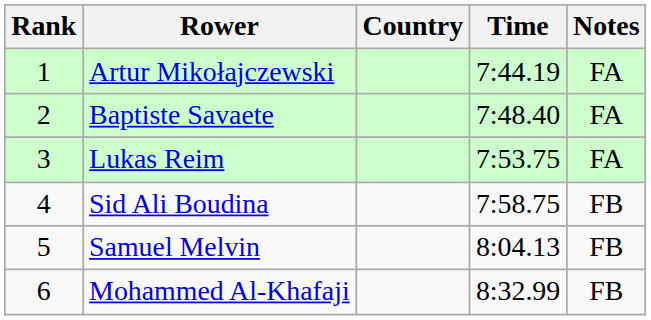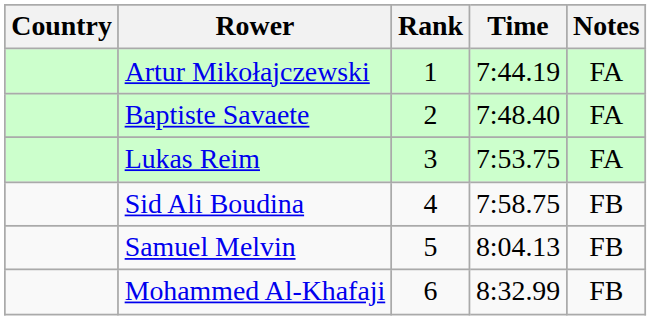columns swapped: (44, 26) <-> (413, 26)
